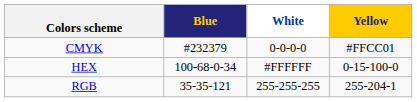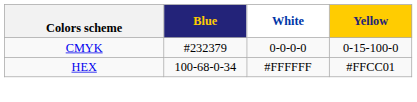(371, 47) #FFCC01 -> (371, 47) 0-15-100-0
(371, 67) 0-15-100-0 -> (371, 67) #FFCC01
- row: (84, 86)
